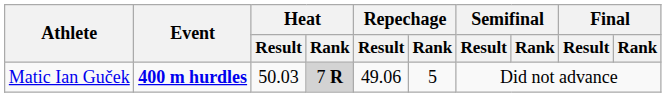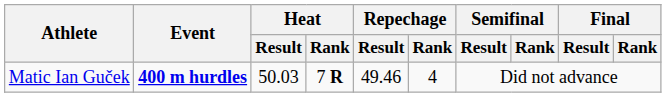(330, 77) lightgrey background -> (330, 77) no background
(381, 77) 49.06 -> (381, 77) 49.46
(432, 77) 5 -> (432, 77) 4
